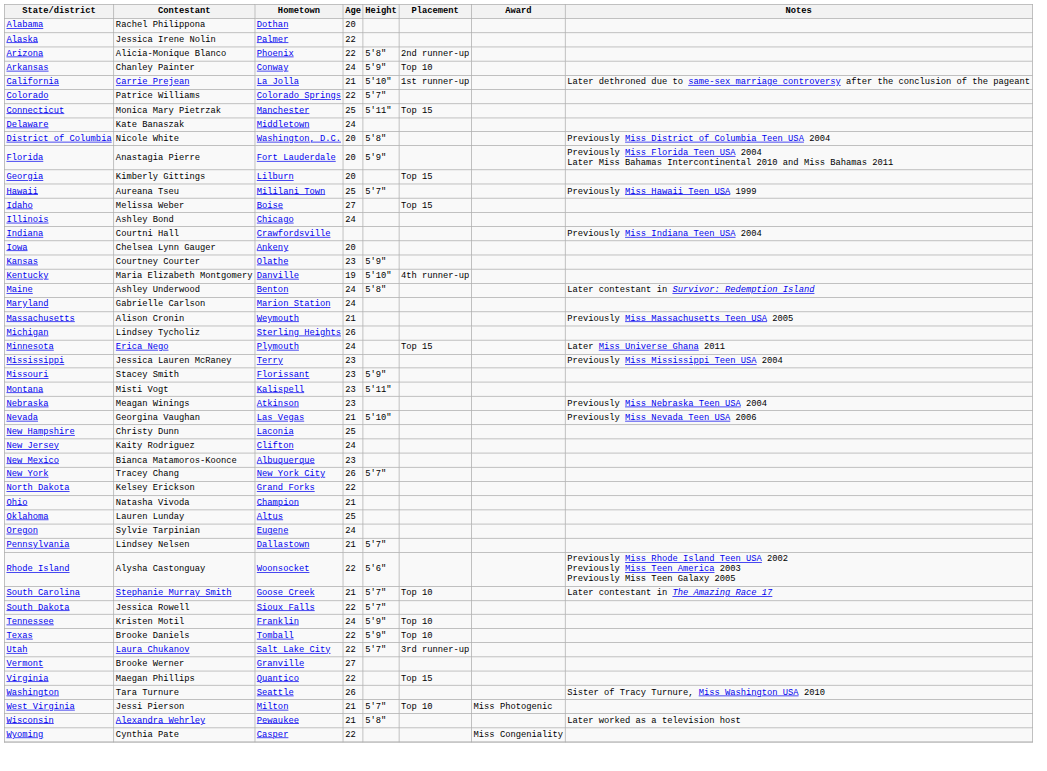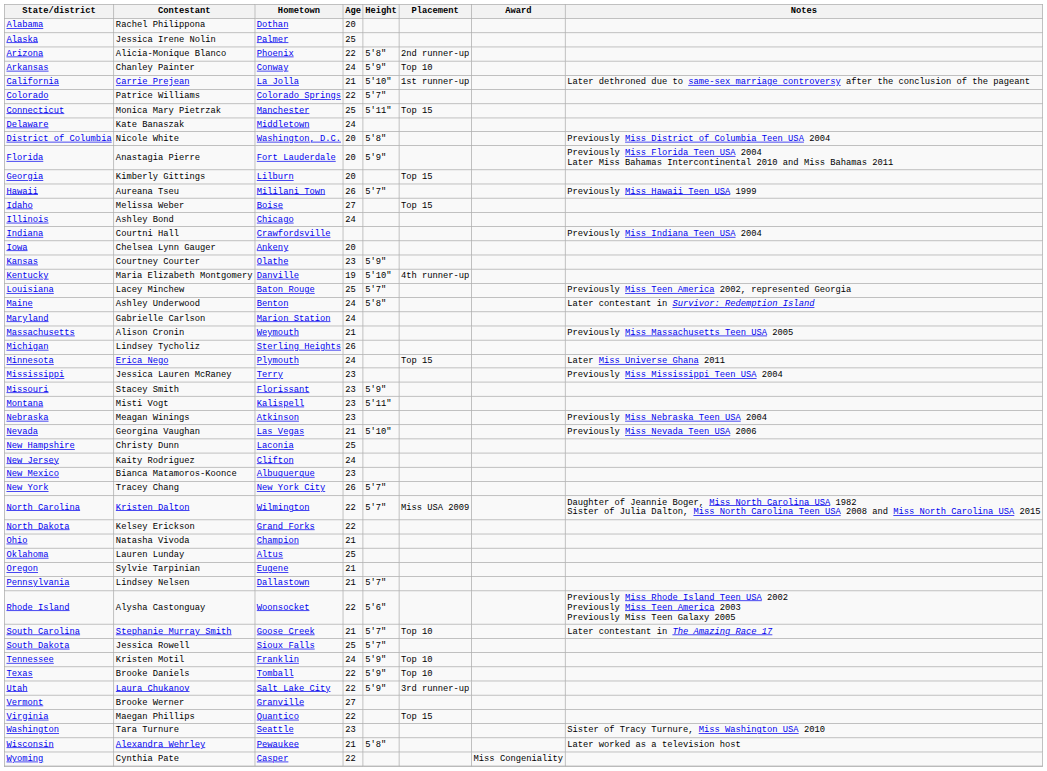(350, 40) 22 -> (350, 40) 25
(350, 192) 25 -> (350, 192) 26
+ row: (30, 291)
+ row: (43, 508)
(350, 531) 24 -> (350, 570) 21
(350, 608) 22 -> (350, 646) 25
(376, 650) 5'7" -> (376, 689) 5'9"
(350, 693) 26 -> (350, 731) 23
- row: (41, 707)
